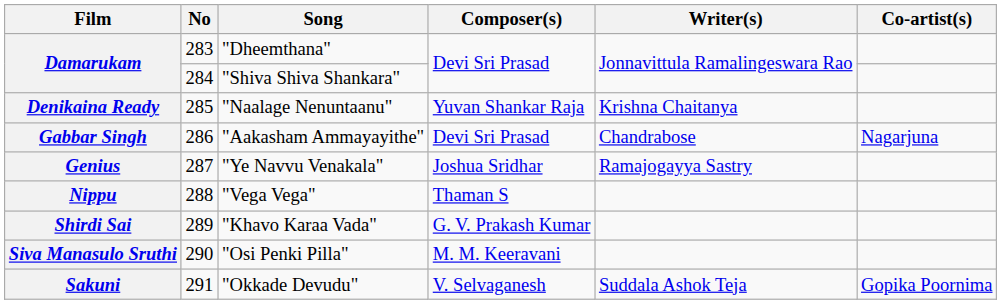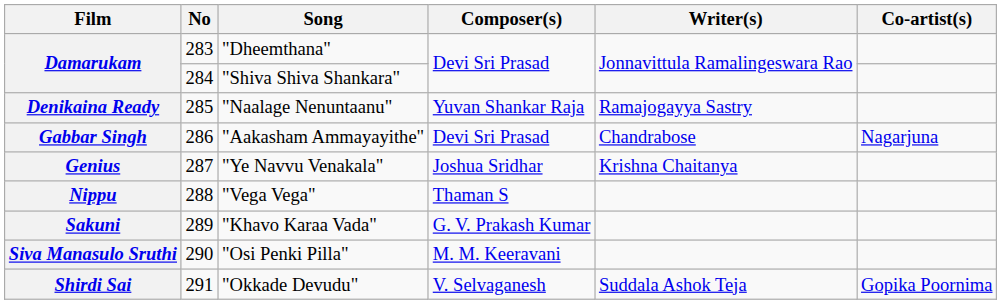(668, 107) Krishna Chaitanya -> (675, 107) Ramajogayya Sastry
(675, 166) Ramajogayya Sastry -> (668, 166) Krishna Chaitanya
(93, 225) Shirdi Sai -> (93, 225) Sakuni
(93, 284) Sakuni -> (93, 284) Shirdi Sai
